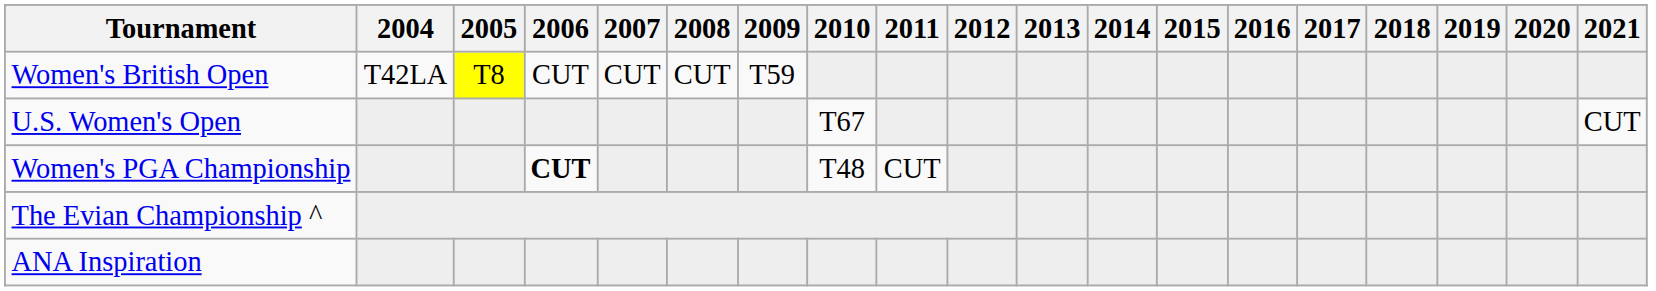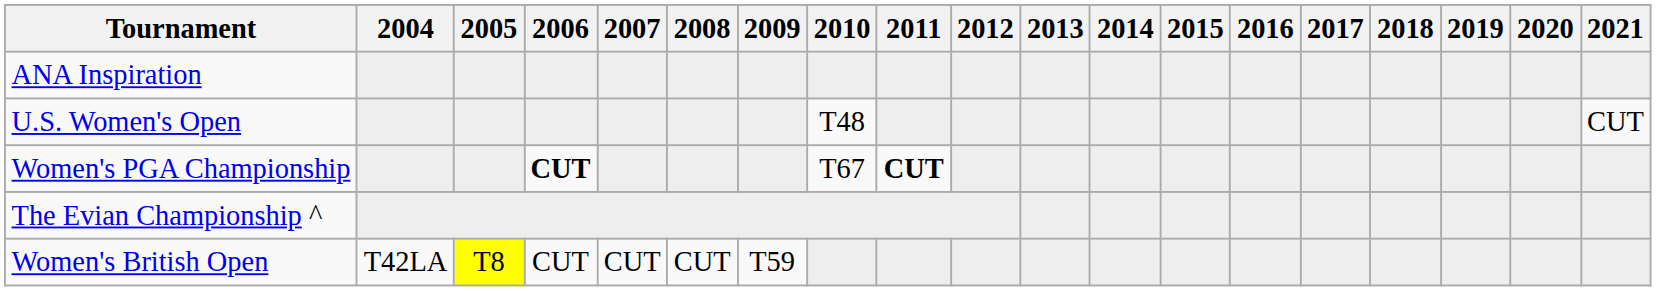rows swapped: (107, 262) <-> (140, 74)
(842, 121) T67 -> (842, 121) T48
(842, 168) T48 -> (842, 168) T67
(912, 168) normal -> (914, 168) bold
